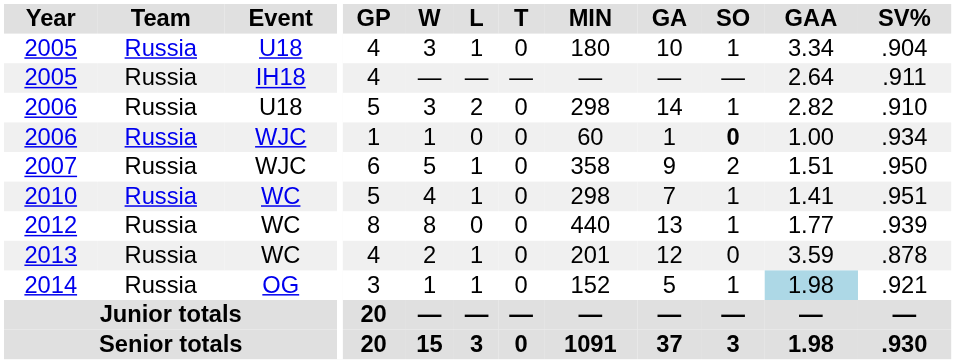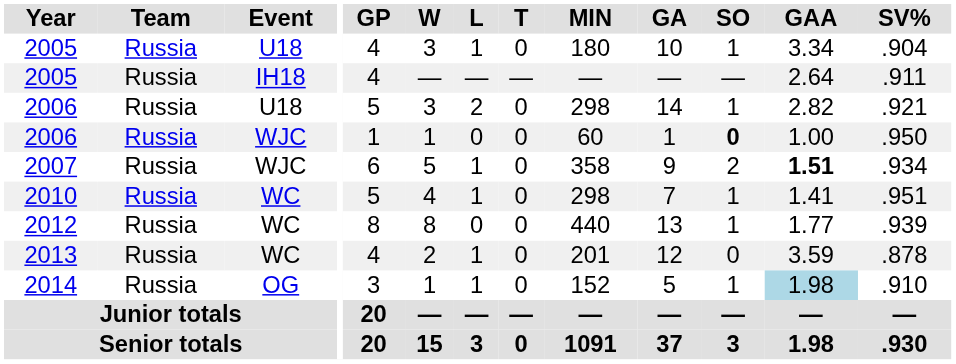(904, 107) .910 -> (904, 107) .921
(904, 136) .934 -> (904, 136) .950
(811, 166) normal -> (811, 166) bold
(904, 166) .950 -> (904, 166) .934
(904, 284) .921 -> (904, 284) .910
